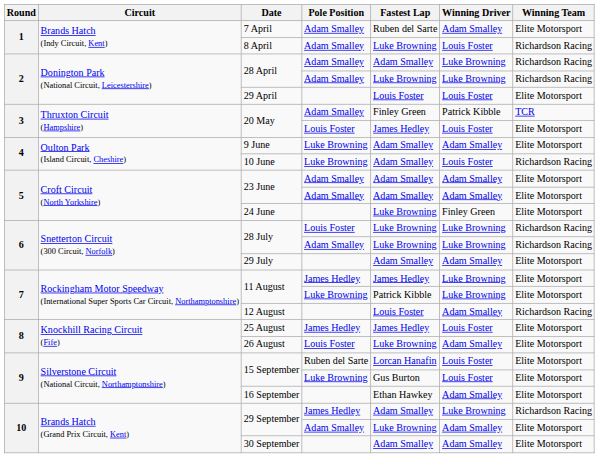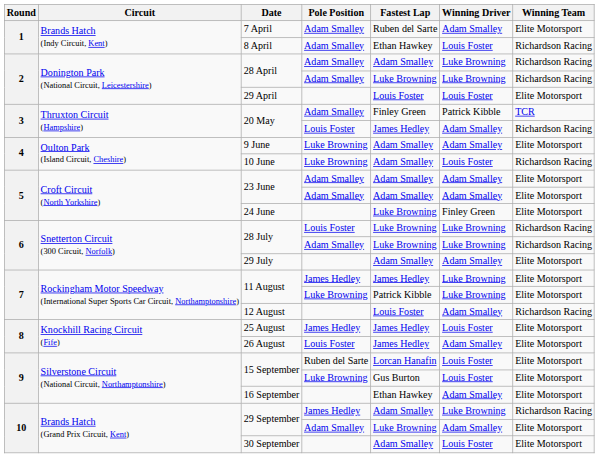(405, 45) Luke Browning -> (403, 45) Ethan Hawkey
(467, 128) Louis Foster -> (472, 128) Adam Smalley
(549, 128) Elite Motorsport -> (554, 128) Richardson Racing
(405, 344) Luke Browning -> (401, 344) James Hedley
(472, 444) Adam Smalley -> (467, 444) Louis Foster
